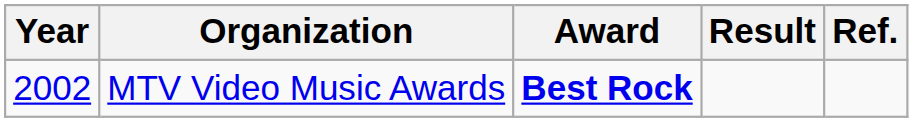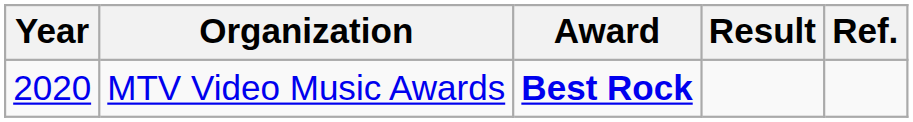(52, 87) 2002 -> (52, 87) 2020
